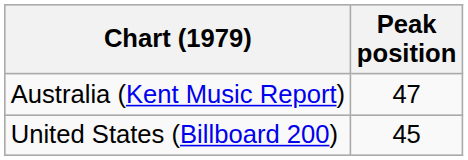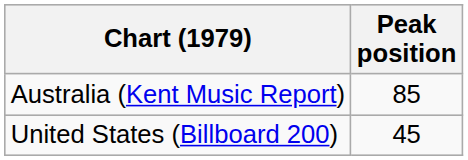(407, 94) 47 -> (407, 94) 85
